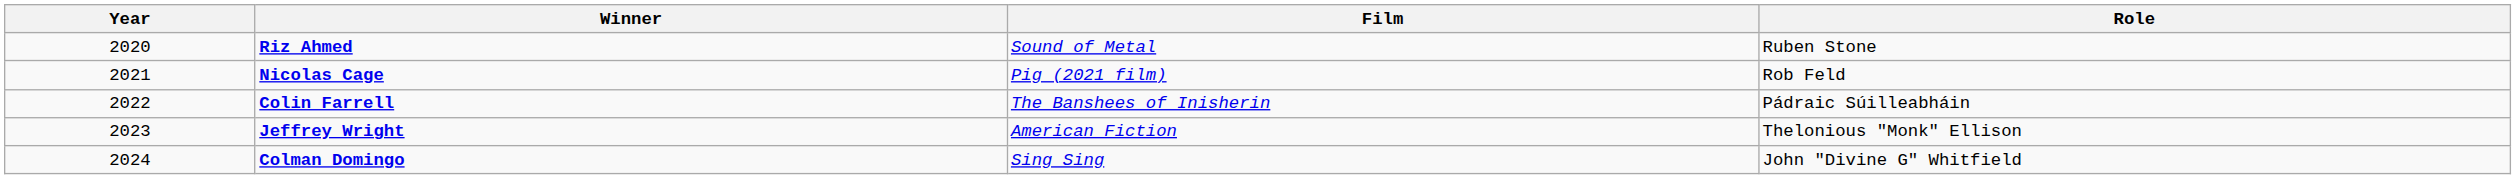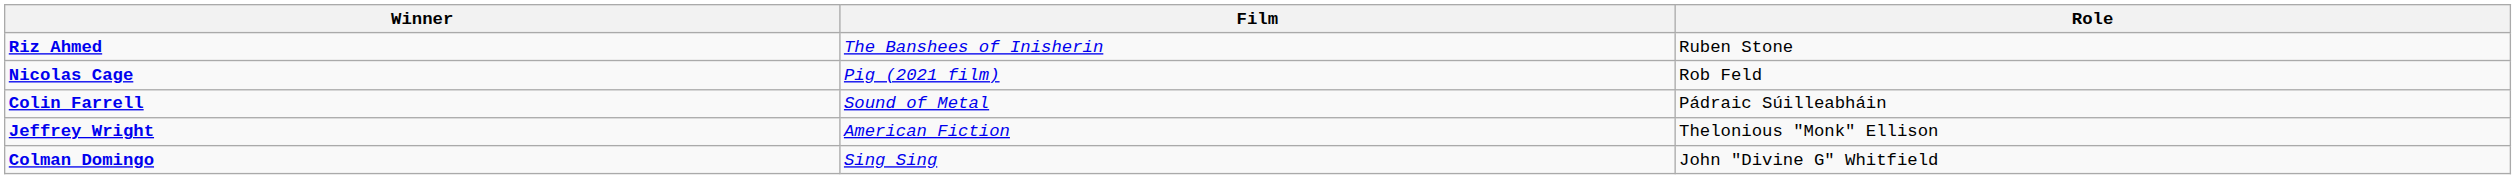- column: (130, 19)
(1084, 47) Sound of Metal -> (974, 47) The Banshees of Inisherin
(1141, 103) The Banshees of Inisherin -> (917, 103) Sound of Metal
